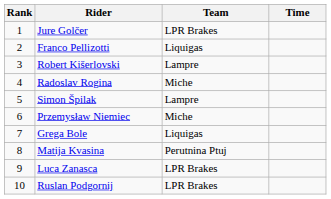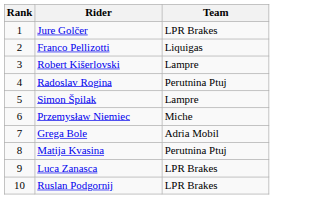- column: (298, 13)
(179, 82) Miche -> (196, 82) Perutnina Ptuj
(184, 133) Liquigas -> (192, 133) Adria Mobil
